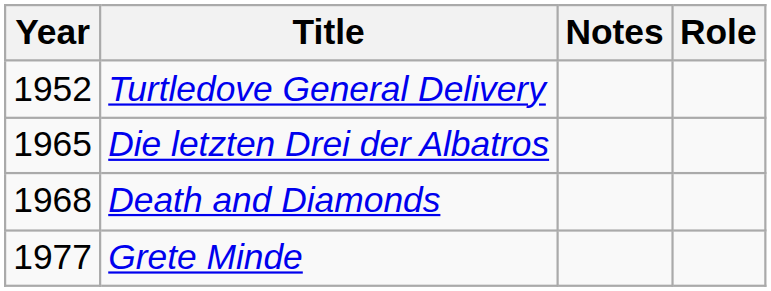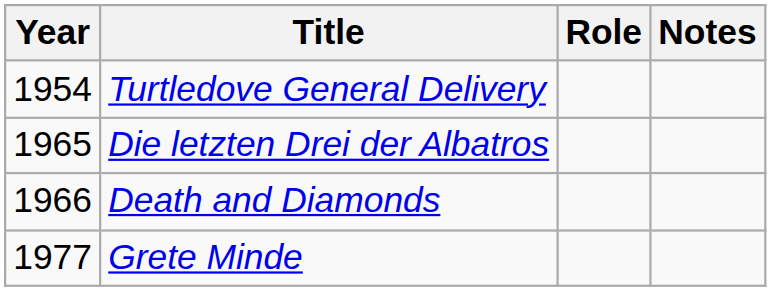columns swapped: (718, 32) <-> (615, 32)
(53, 88) 1952 -> (53, 88) 1954
(53, 200) 1968 -> (53, 200) 1966
